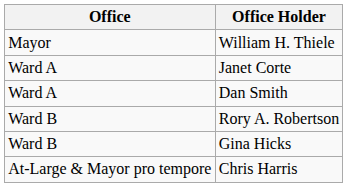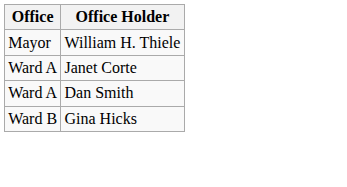- row: (279, 118)
- row: (258, 169)
